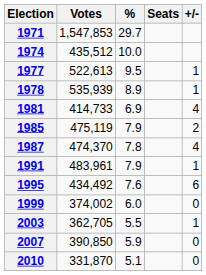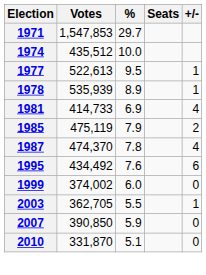- row: (30, 166)
